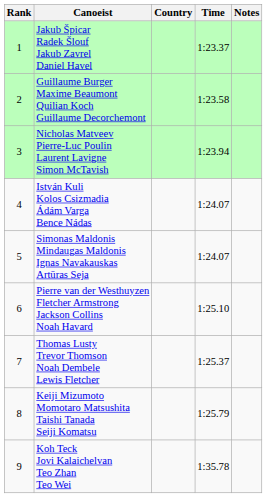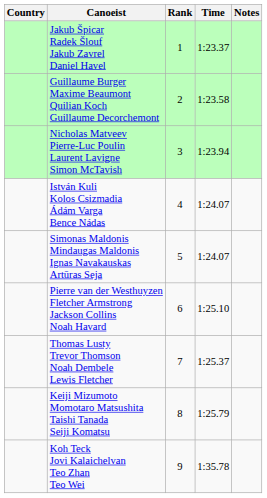columns swapped: (19, 12) <-> (173, 12)
